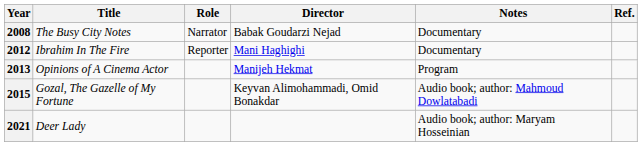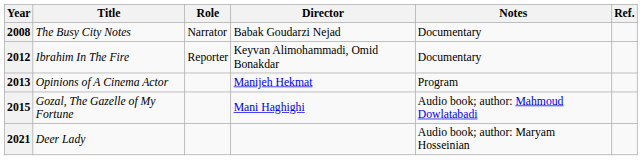(269, 50) Mani Haghighi -> (306, 57) Keyvan Alimohammadi, Omid Bonakdar
(306, 94) Keyvan Alimohammadi, Omid Bonakdar -> (269, 107) Mani Haghighi
